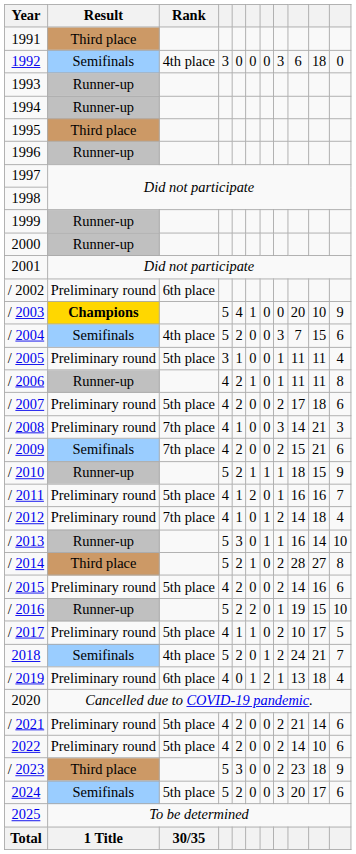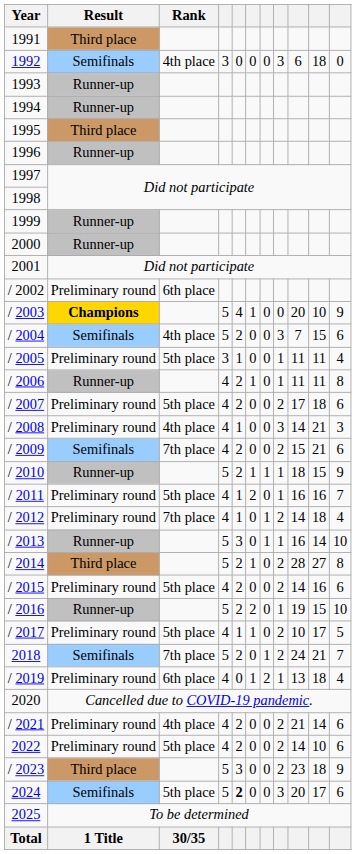(189, 426) 7th place -> (189, 426) 4th place
(189, 655) 4th place -> (189, 655) 7th place
(189, 723) 5th place -> (189, 723) 4th place
(239, 792) normal -> (239, 792) bold
